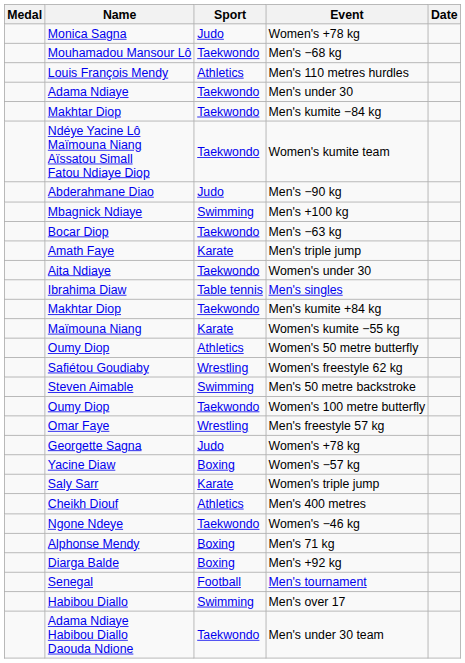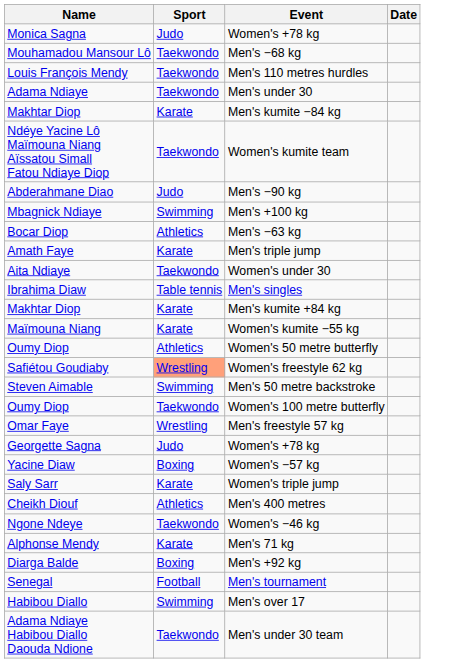- column: (25, 14)
(220, 73) Athletics -> (188, 73) Taekwondo
(228, 112) Taekwondo -> (175, 112) Karate
(228, 231) Taekwondo -> (180, 231) Athletics
(228, 309) Taekwondo -> (175, 309) Karate
(223, 367) no background -> (182, 367) lightsalmon background
(216, 543) Boxing -> (175, 543) Karate
